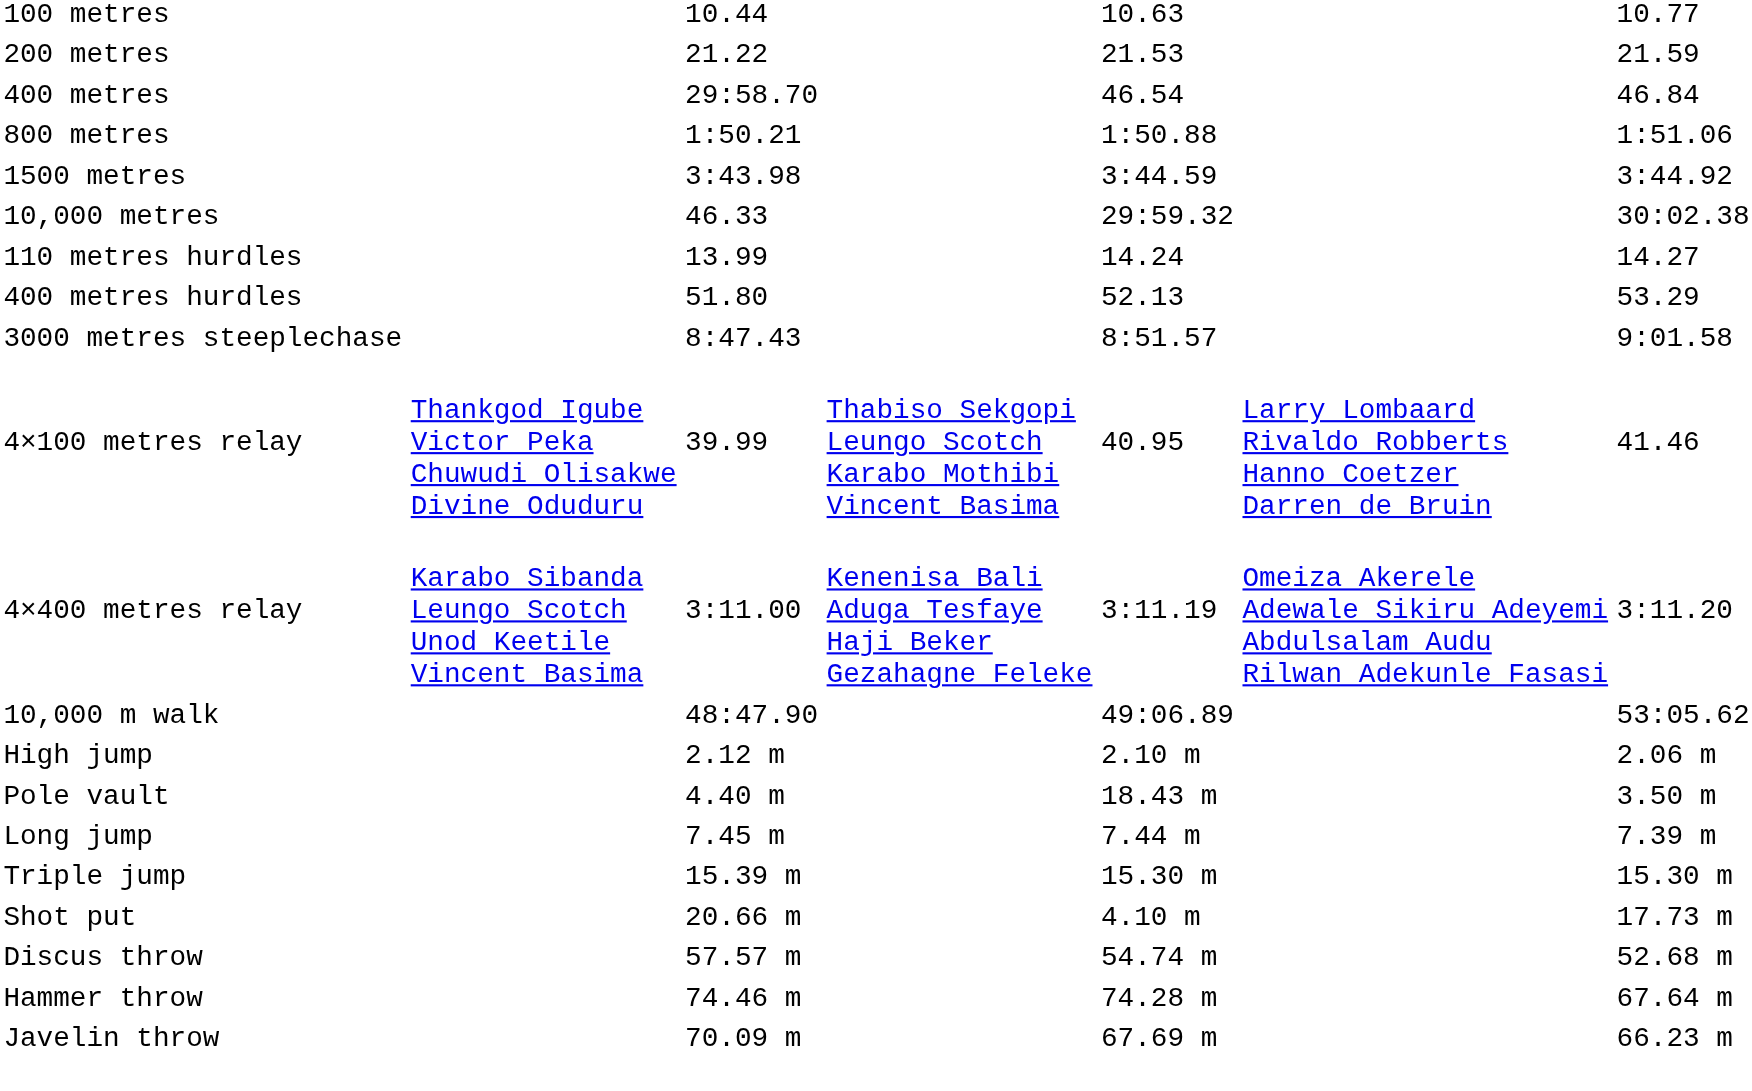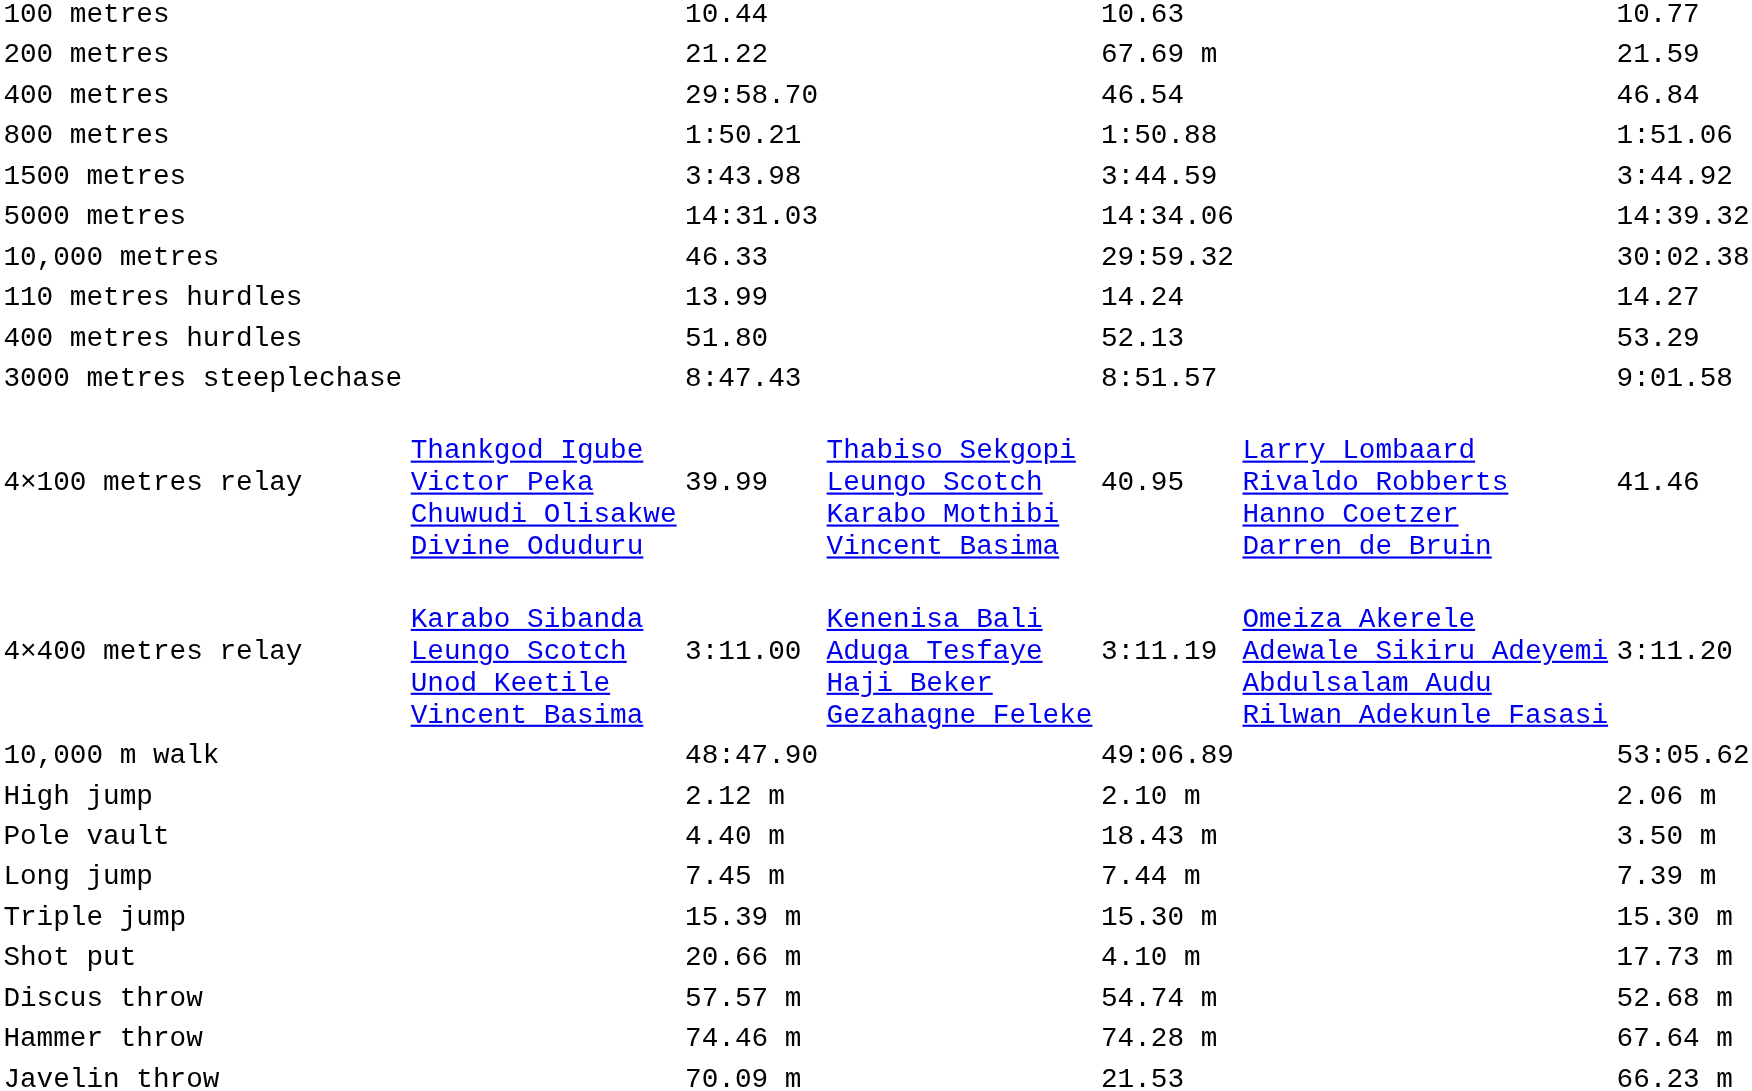(1143, 55) 21.53 -> (1159, 55) 67.69 m
+ row: (95, 217)
(1159, 1039) 67.69 m -> (1143, 1079) 21.53
